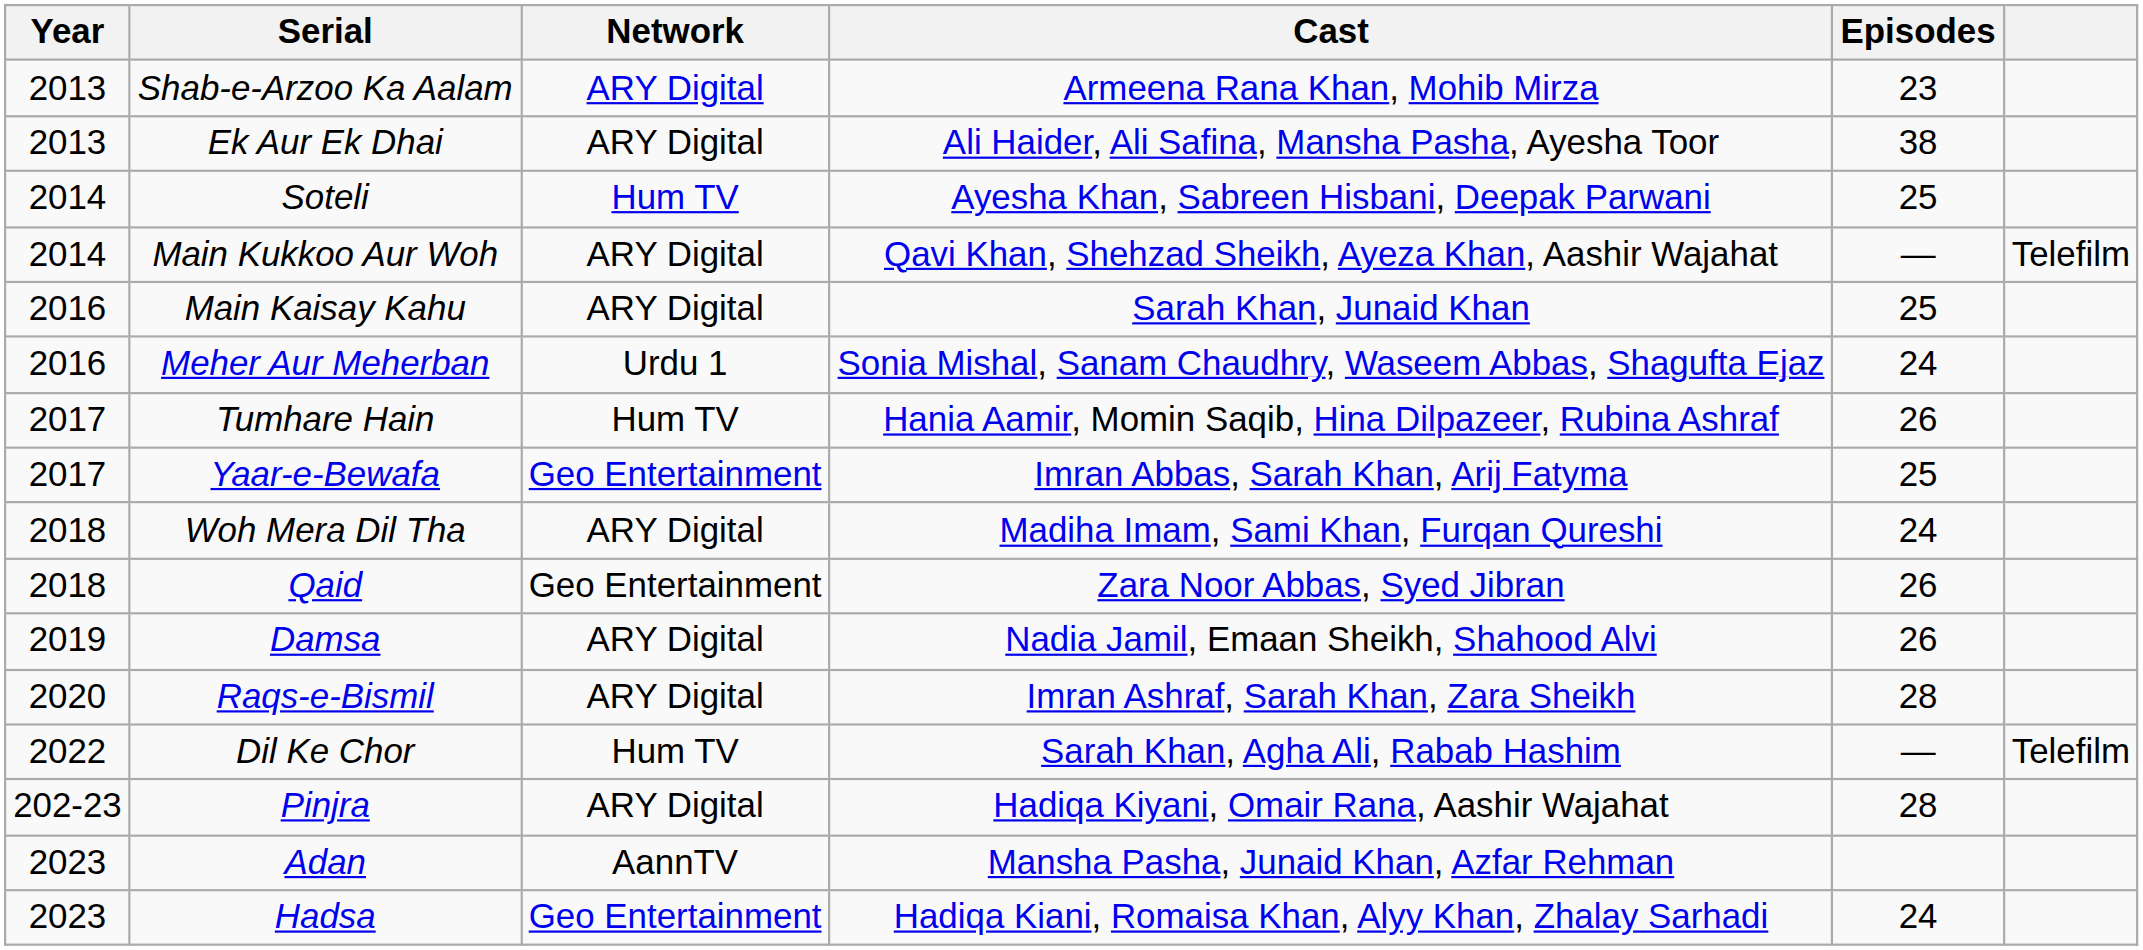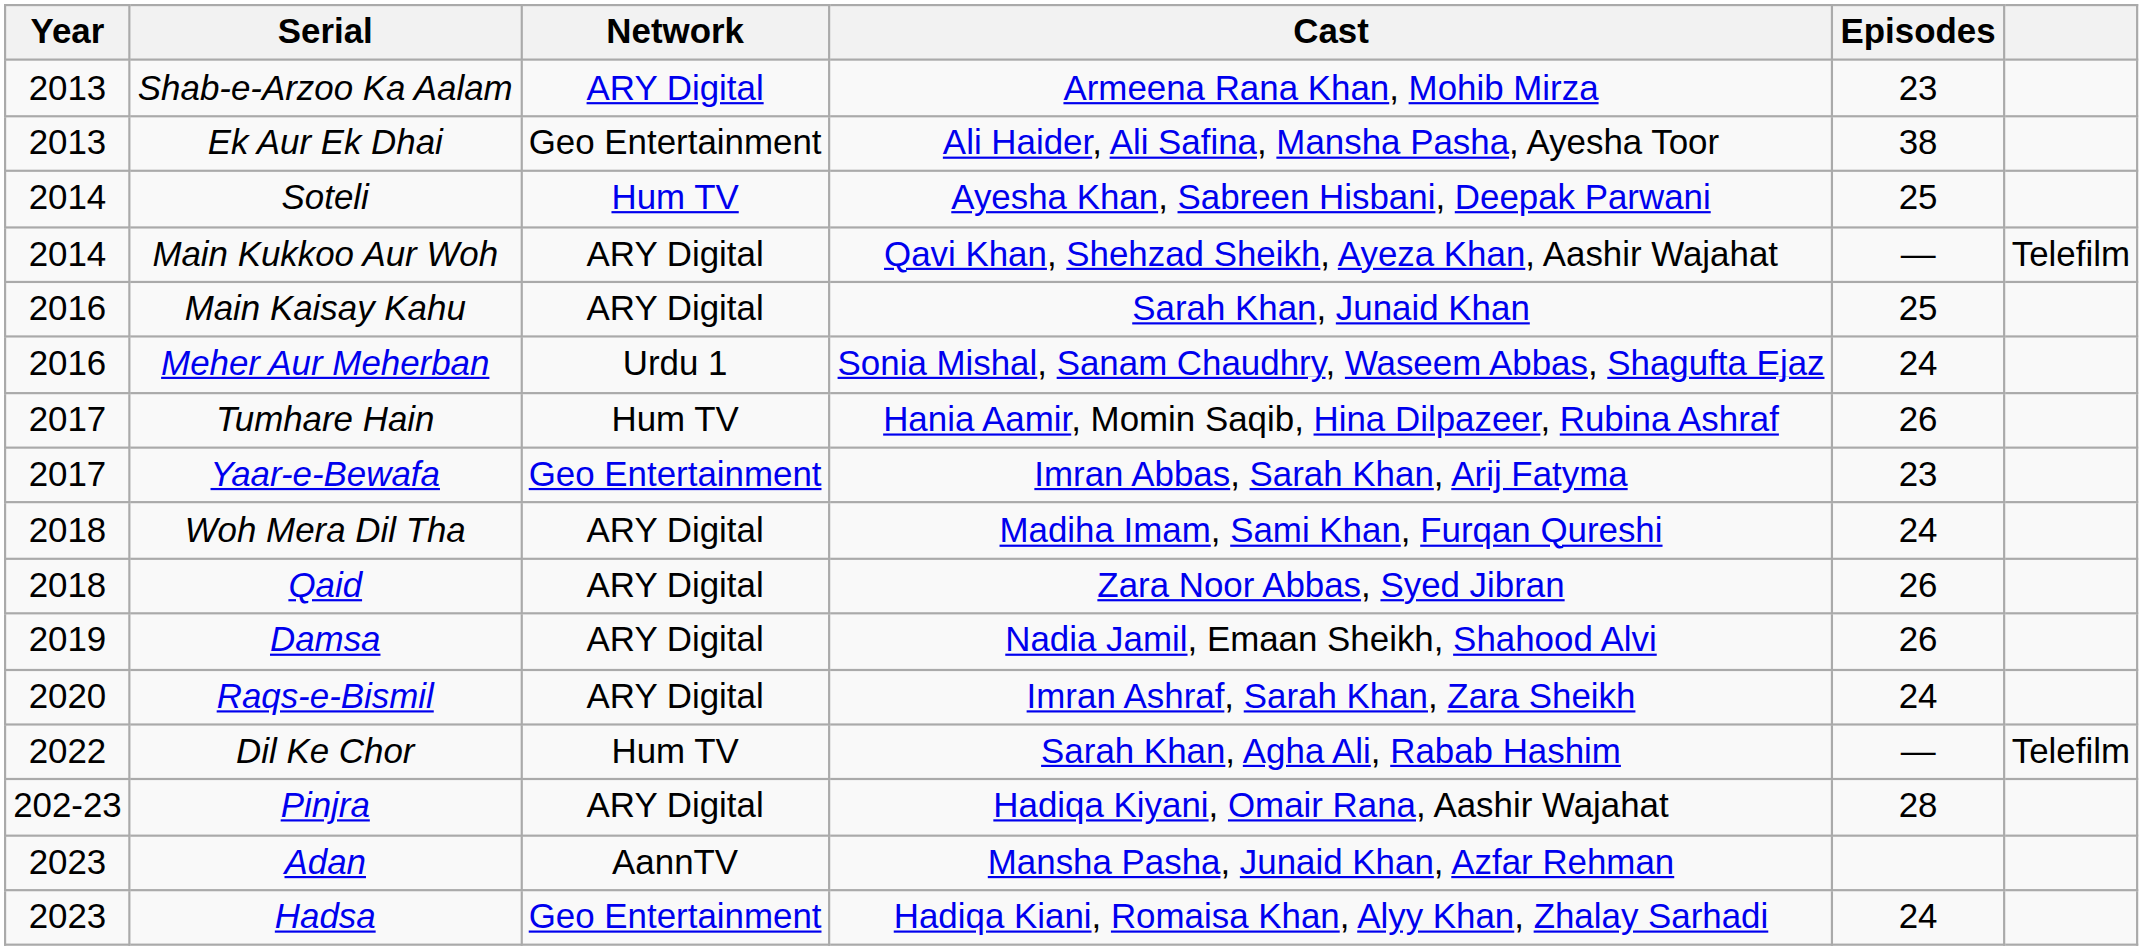(675, 142) ARY Digital -> (675, 142) Geo Entertainment
(1918, 474) 25 -> (1918, 474) 23
(675, 585) Geo Entertainment -> (675, 585) ARY Digital
(1918, 695) 28 -> (1918, 695) 24
